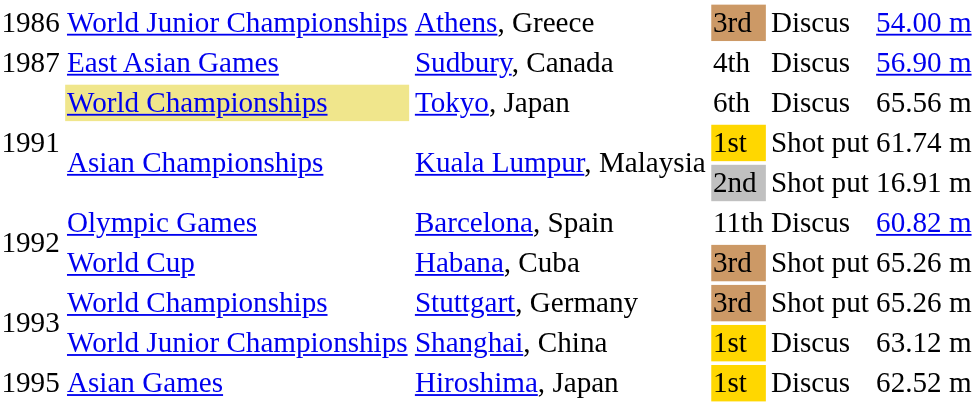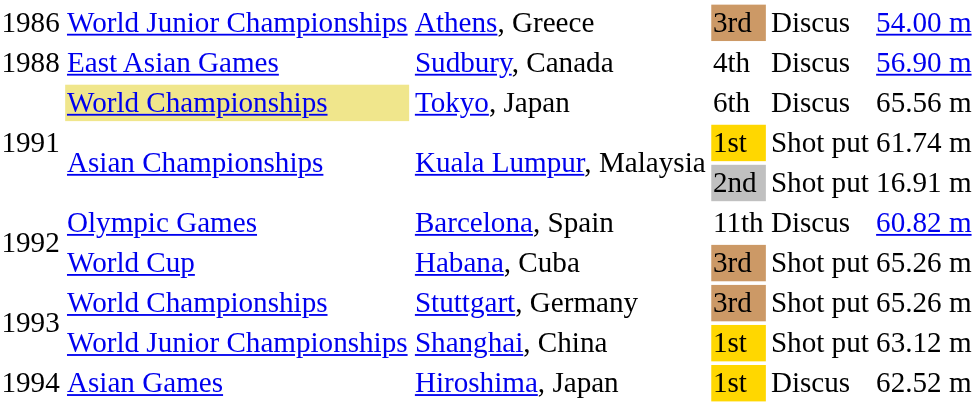(31, 62) 1987 -> (31, 62) 1988
(811, 342) Discus -> (820, 342) Shot put
(31, 382) 1995 -> (31, 382) 1994
